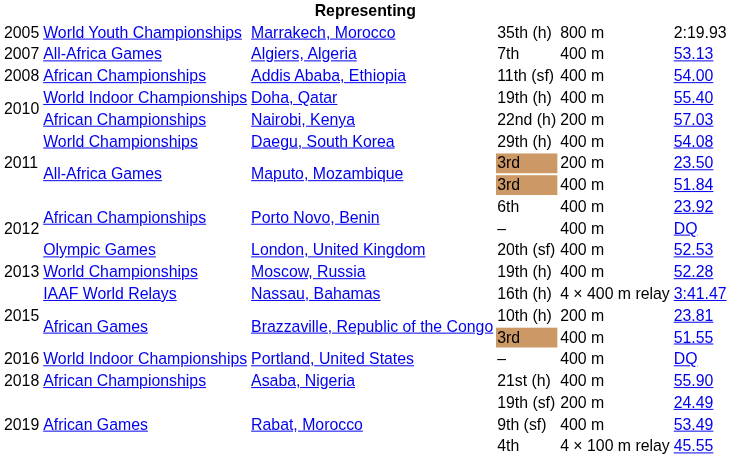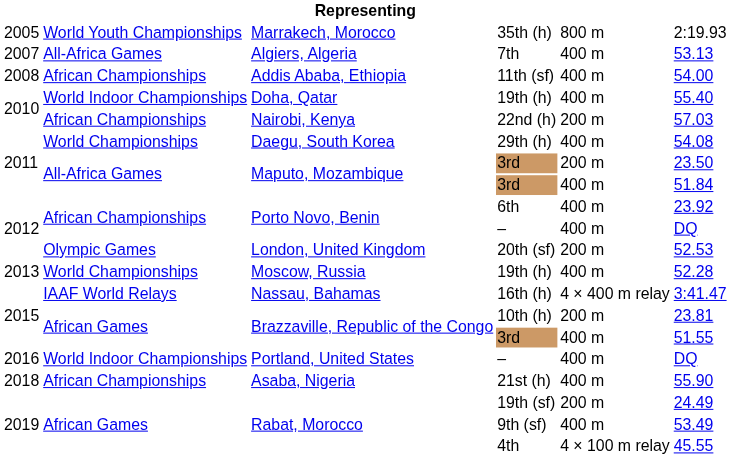(582, 250) 400 m -> (582, 250) 200 m
